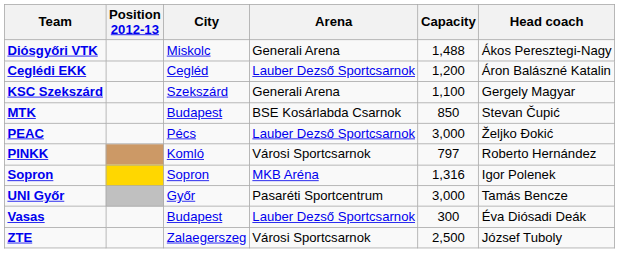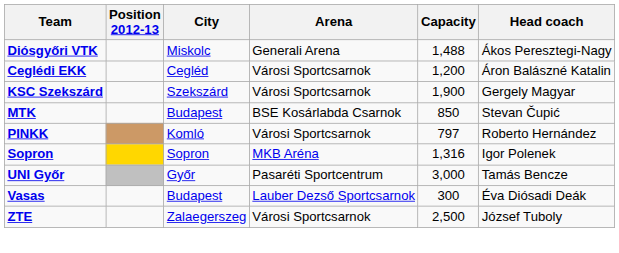(334, 71) Lauber Dezső Sportcsarnok -> (311, 71) Városi Sportcsarnok
(296, 92) Generali Arena -> (311, 92) Városi Sportcsarnok
(448, 92) 1,100 -> (448, 92) 1,900
- row: (26, 133)
